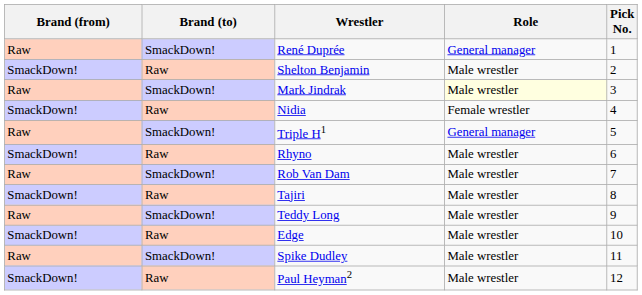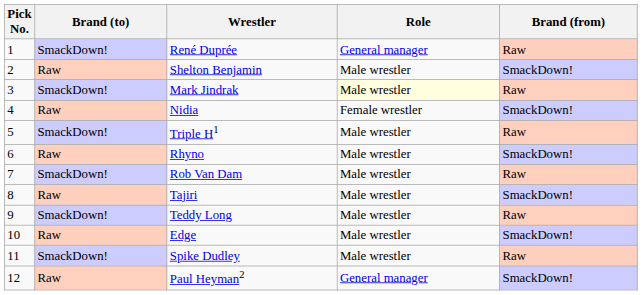columns swapped: (622, 21) <-> (73, 21)
(491, 132) General manager -> (375, 132) Male wrestler
(483, 277) Male wrestler -> (384, 277) General manager
